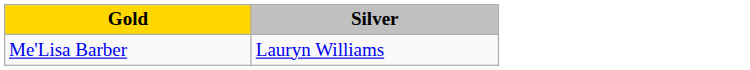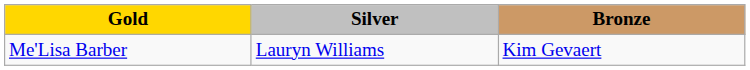+ column: (622, 19)
